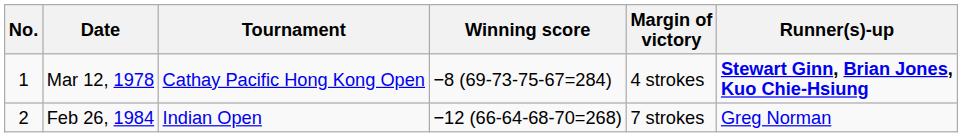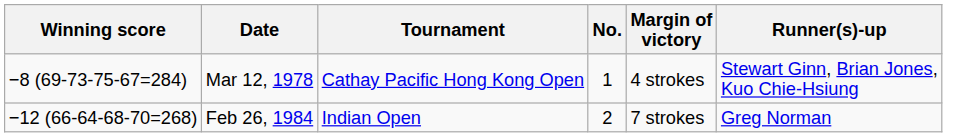columns swapped: (24, 29) <-> (528, 29)
(837, 79) bold -> (829, 79) normal
